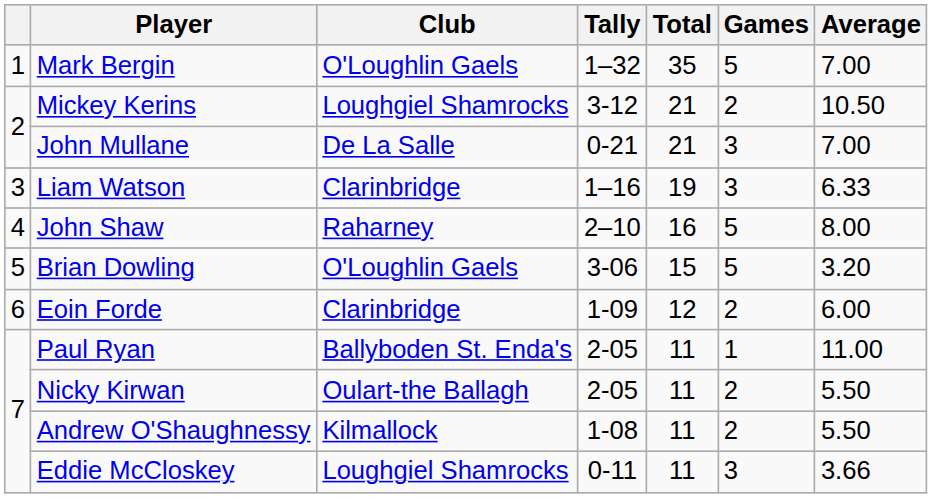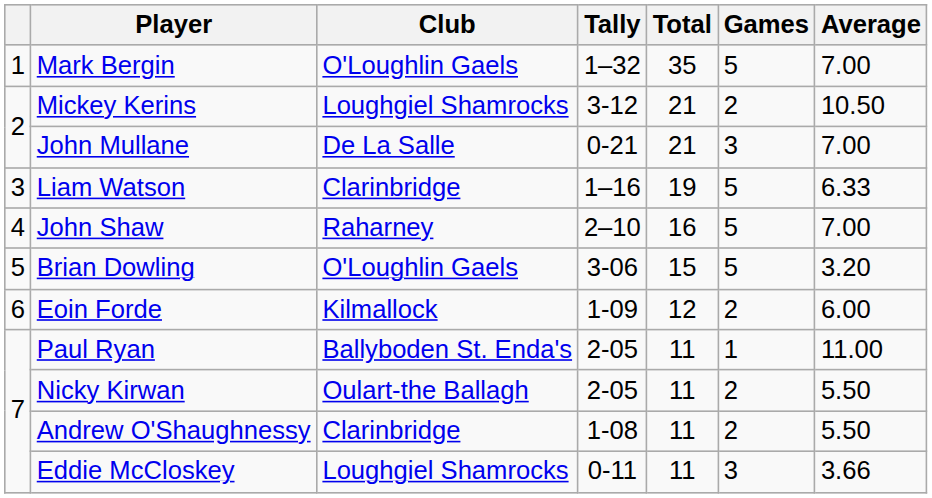(731, 187) 3 -> (731, 187) 5
(846, 227) 8.00 -> (846, 227) 7.00
(391, 308) Clarinbridge -> (380, 308) Kilmallock
(380, 430) Kilmallock -> (391, 430) Clarinbridge
